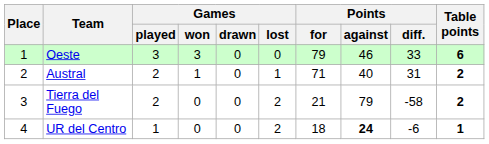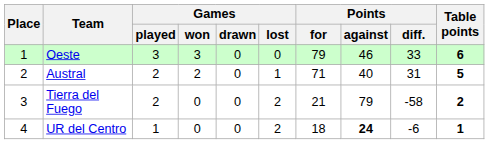(197, 74) 1 -> (197, 74) 2
(460, 74) 2 -> (460, 74) 5
